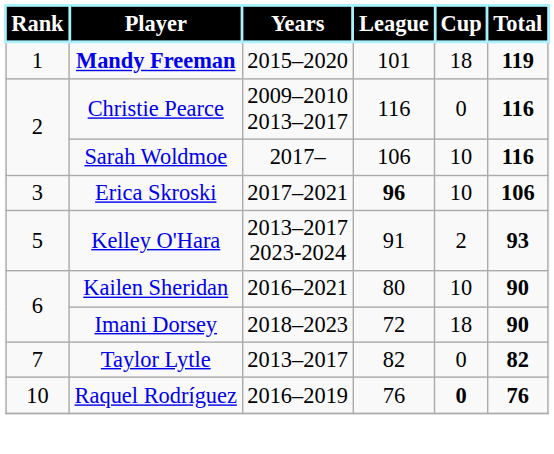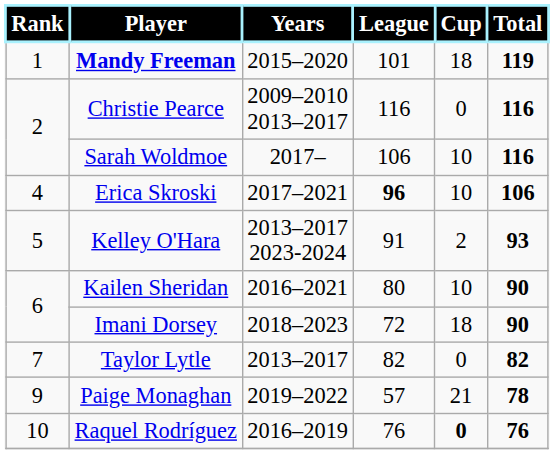(37, 192) 3 -> (37, 192) 4
+ row: (156, 395)
